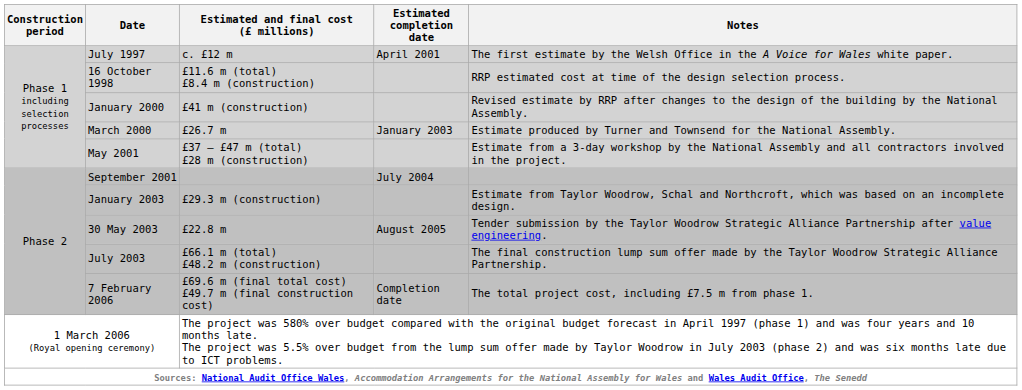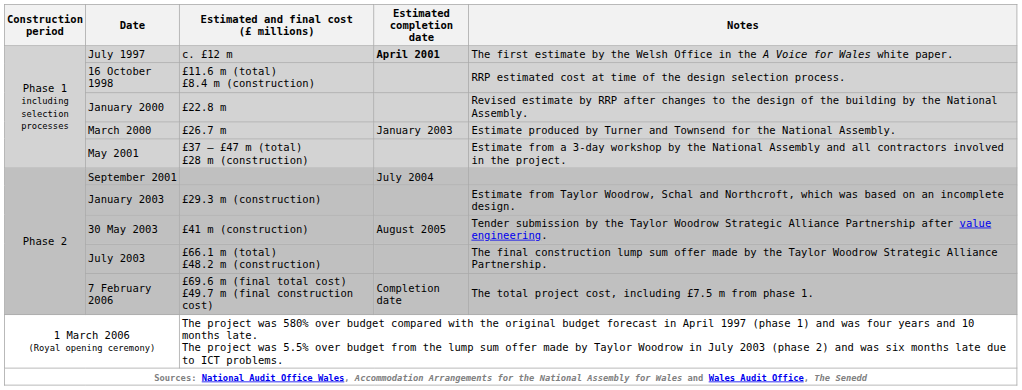(408, 54) normal -> (408, 54) bold
(245, 107) £41 m (construction) -> (204, 107) £22.8 m
(204, 229) £22.8 m -> (245, 229) £41 m (construction)
